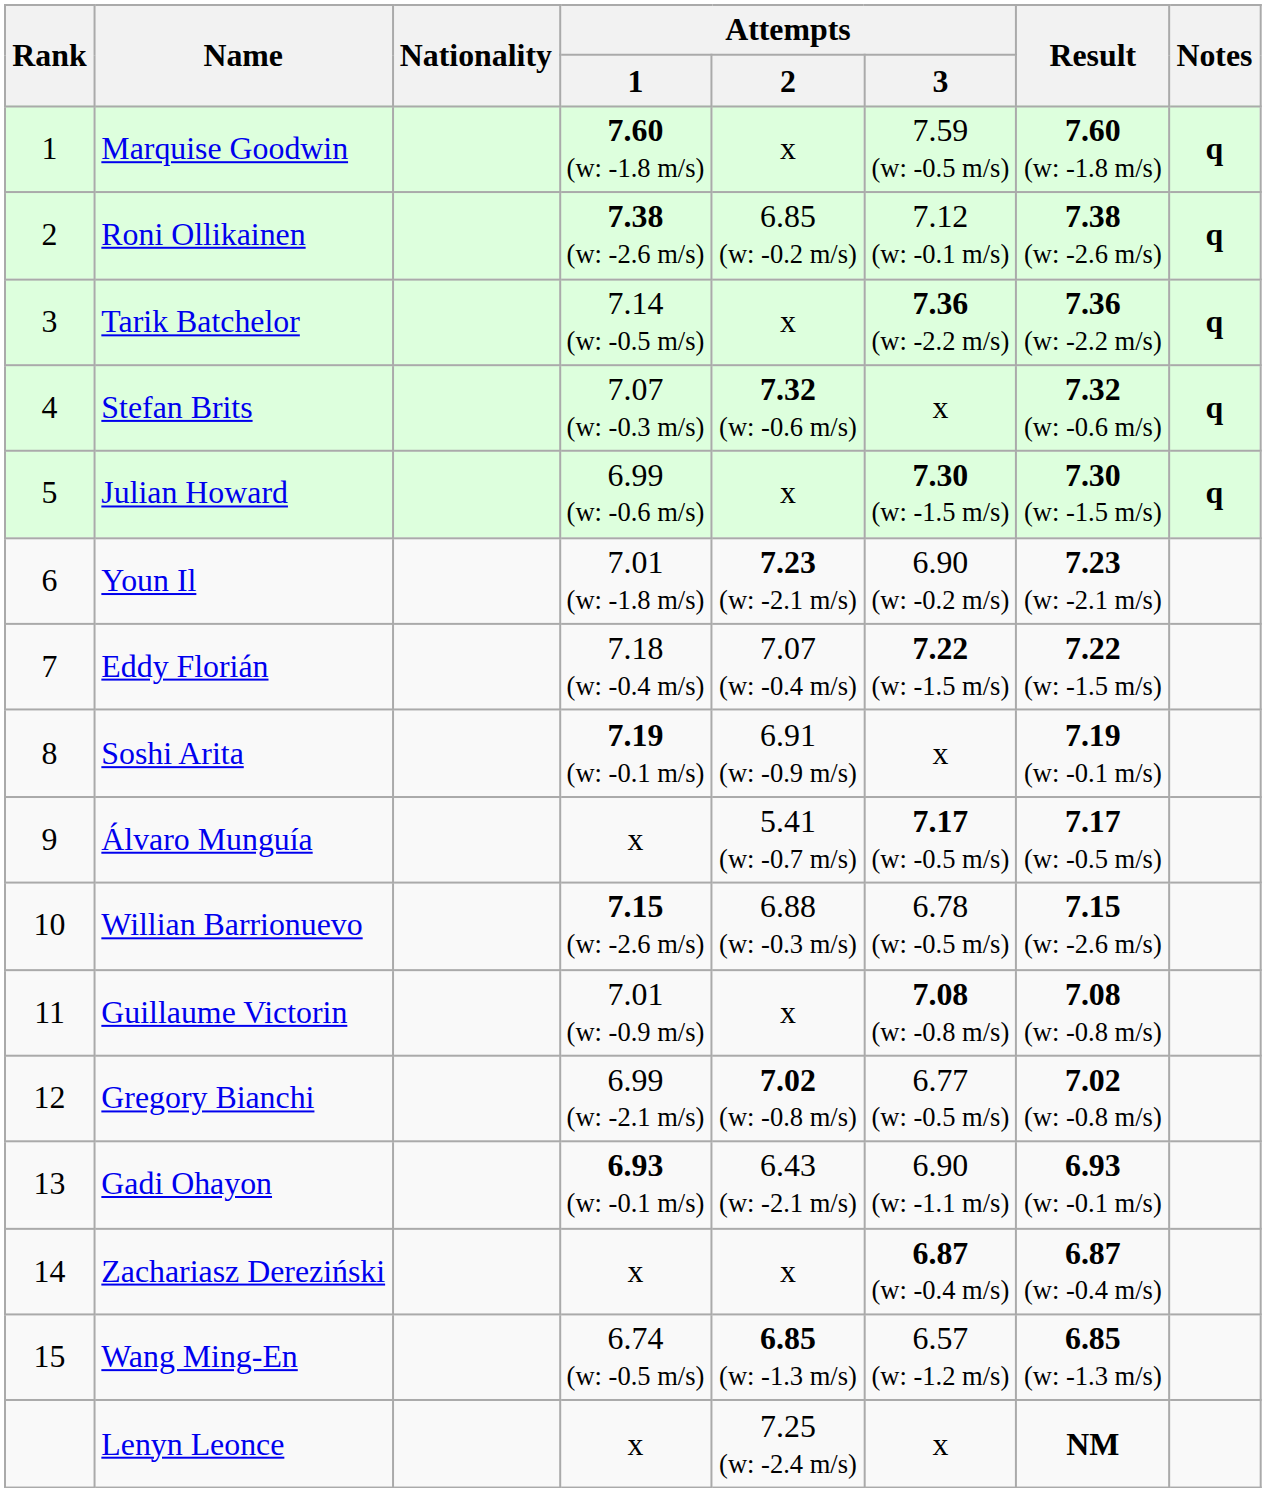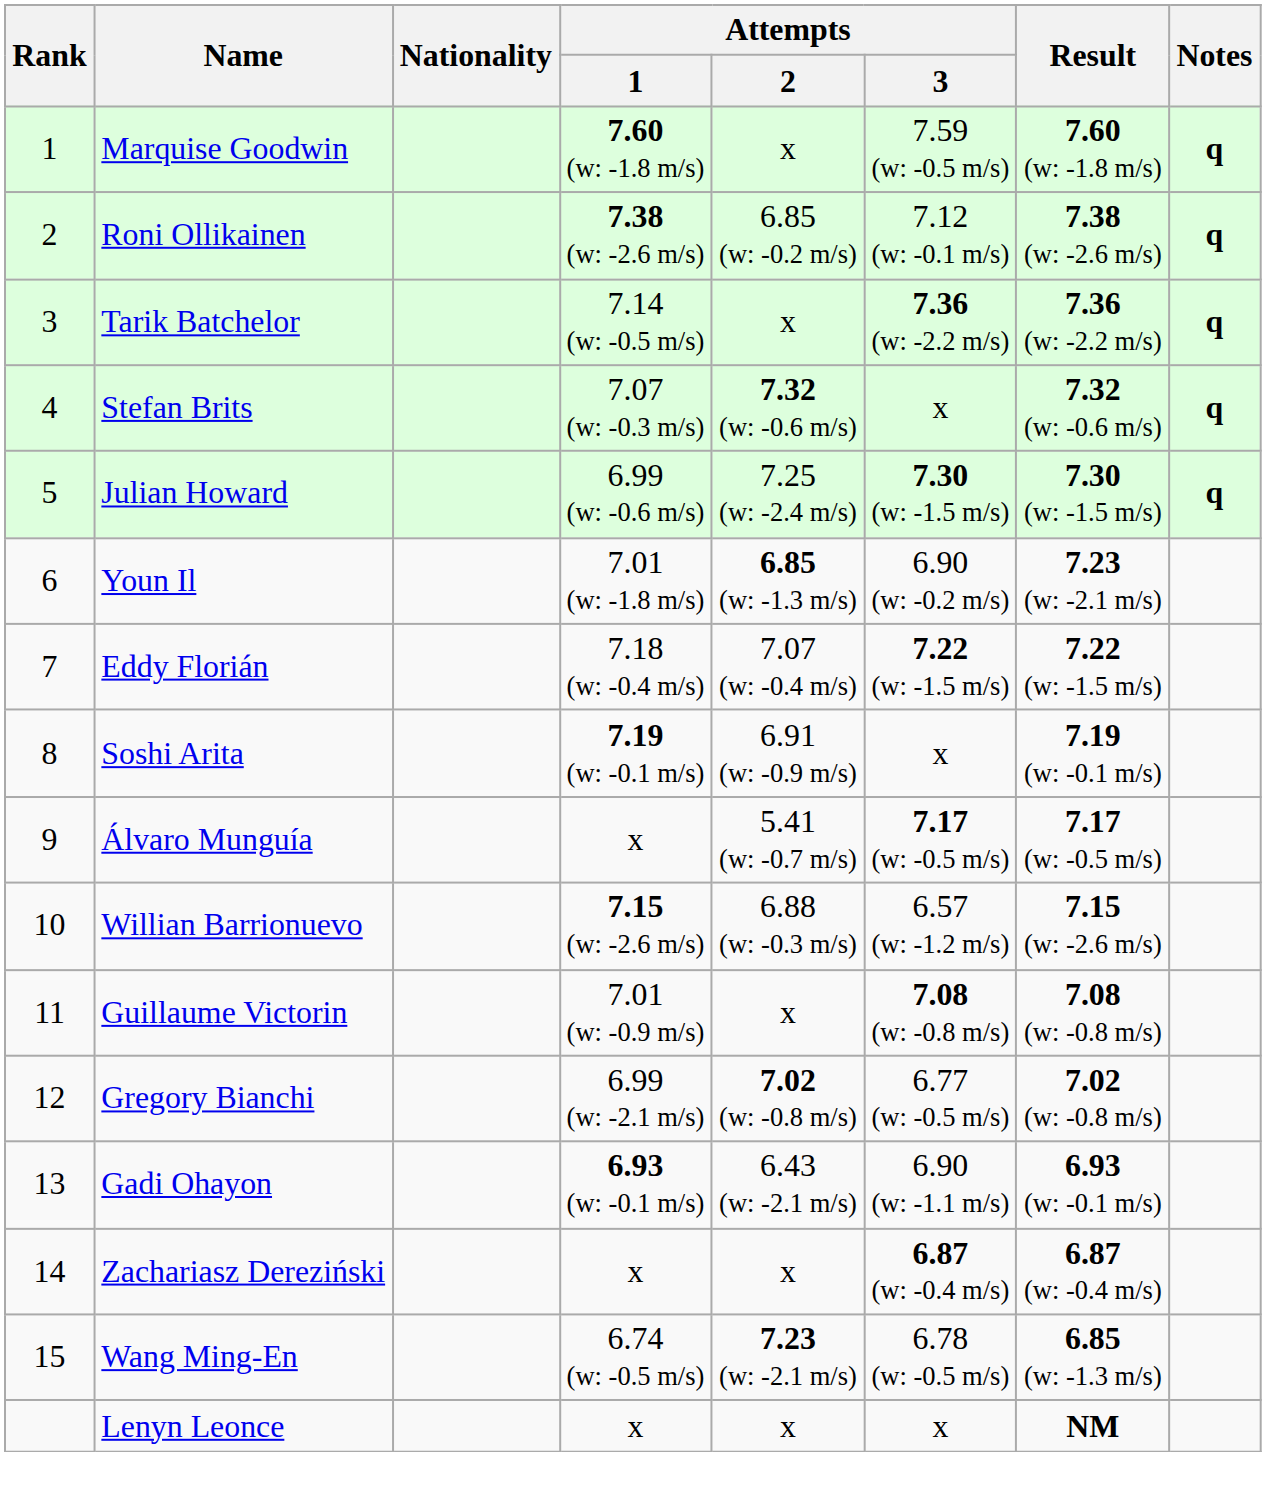(788, 493) x -> (788, 493) 7.25 (w: -2.4 m/s)
(788, 580) 7.23 (w: -2.1 m/s) -> (788, 580) 6.85 (w: -1.3 m/s)
(940, 925) 6.78 (w: -0.5 m/s) -> (940, 925) 6.57 (w: -1.2 m/s)
(788, 1357) 6.85 (w: -1.3 m/s) -> (788, 1357) 7.23 (w: -2.1 m/s)
(940, 1357) 6.57 (w: -1.2 m/s) -> (940, 1357) 6.78 (w: -0.5 m/s)
(788, 1443) 7.25 (w: -2.4 m/s) -> (788, 1425) x
